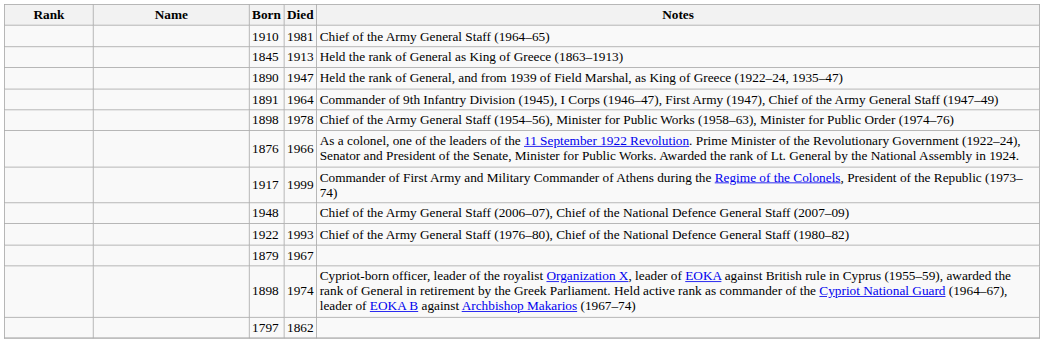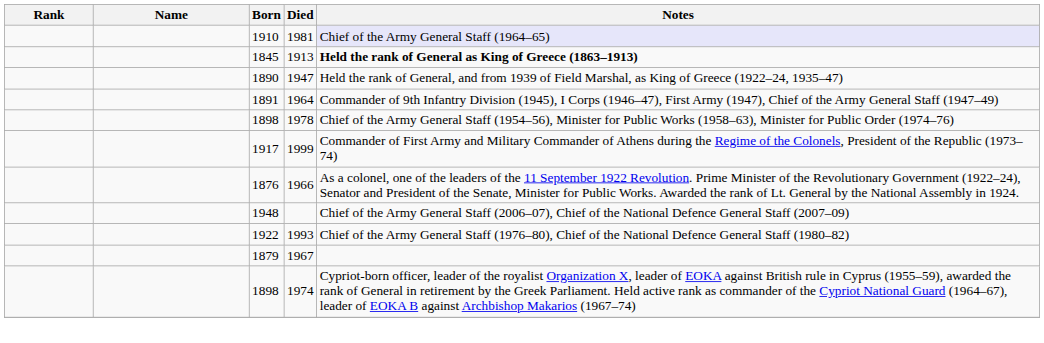(435, 36) no background -> (435, 36) lavender background
(471, 57) normal -> (479, 57) bold
rows swapped: (265, 184) <-> (265, 148)
- row: (265, 327)
